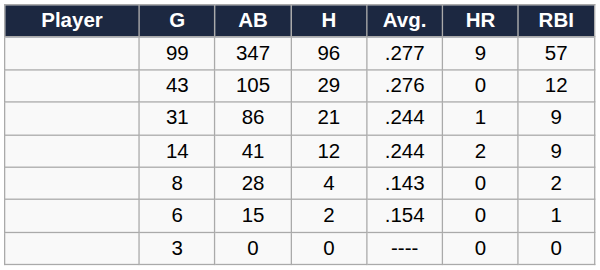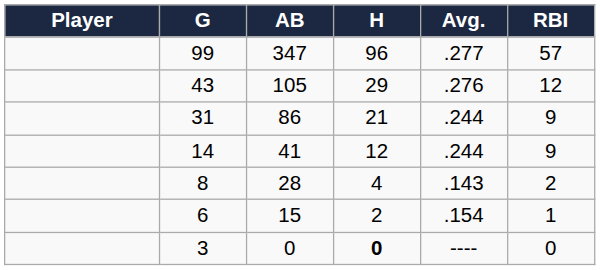- column: (480, 20)
(329, 248) normal -> (377, 248) bold
